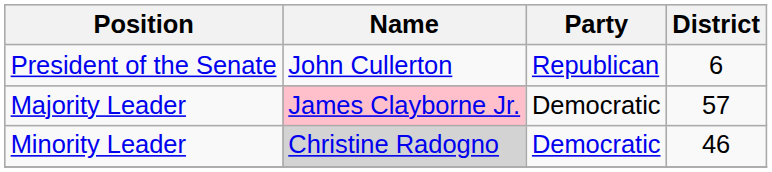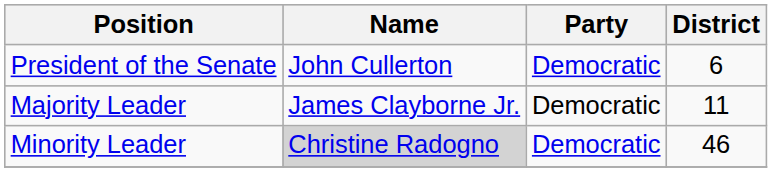(596, 65) Republican -> (596, 65) Democratic
(404, 105) pink background -> (404, 105) no background
(716, 105) 57 -> (716, 105) 11
